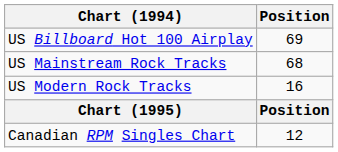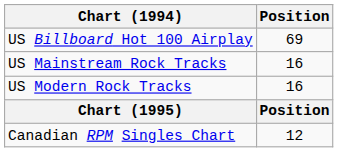(295, 64) 68 -> (295, 64) 16
